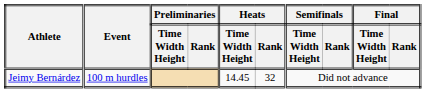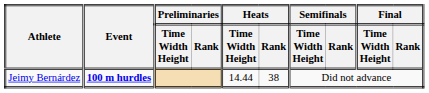(117, 78) normal -> (119, 78) bold
(237, 78) 14.45 -> (241, 78) 14.44
(270, 78) 32 -> (274, 78) 38
